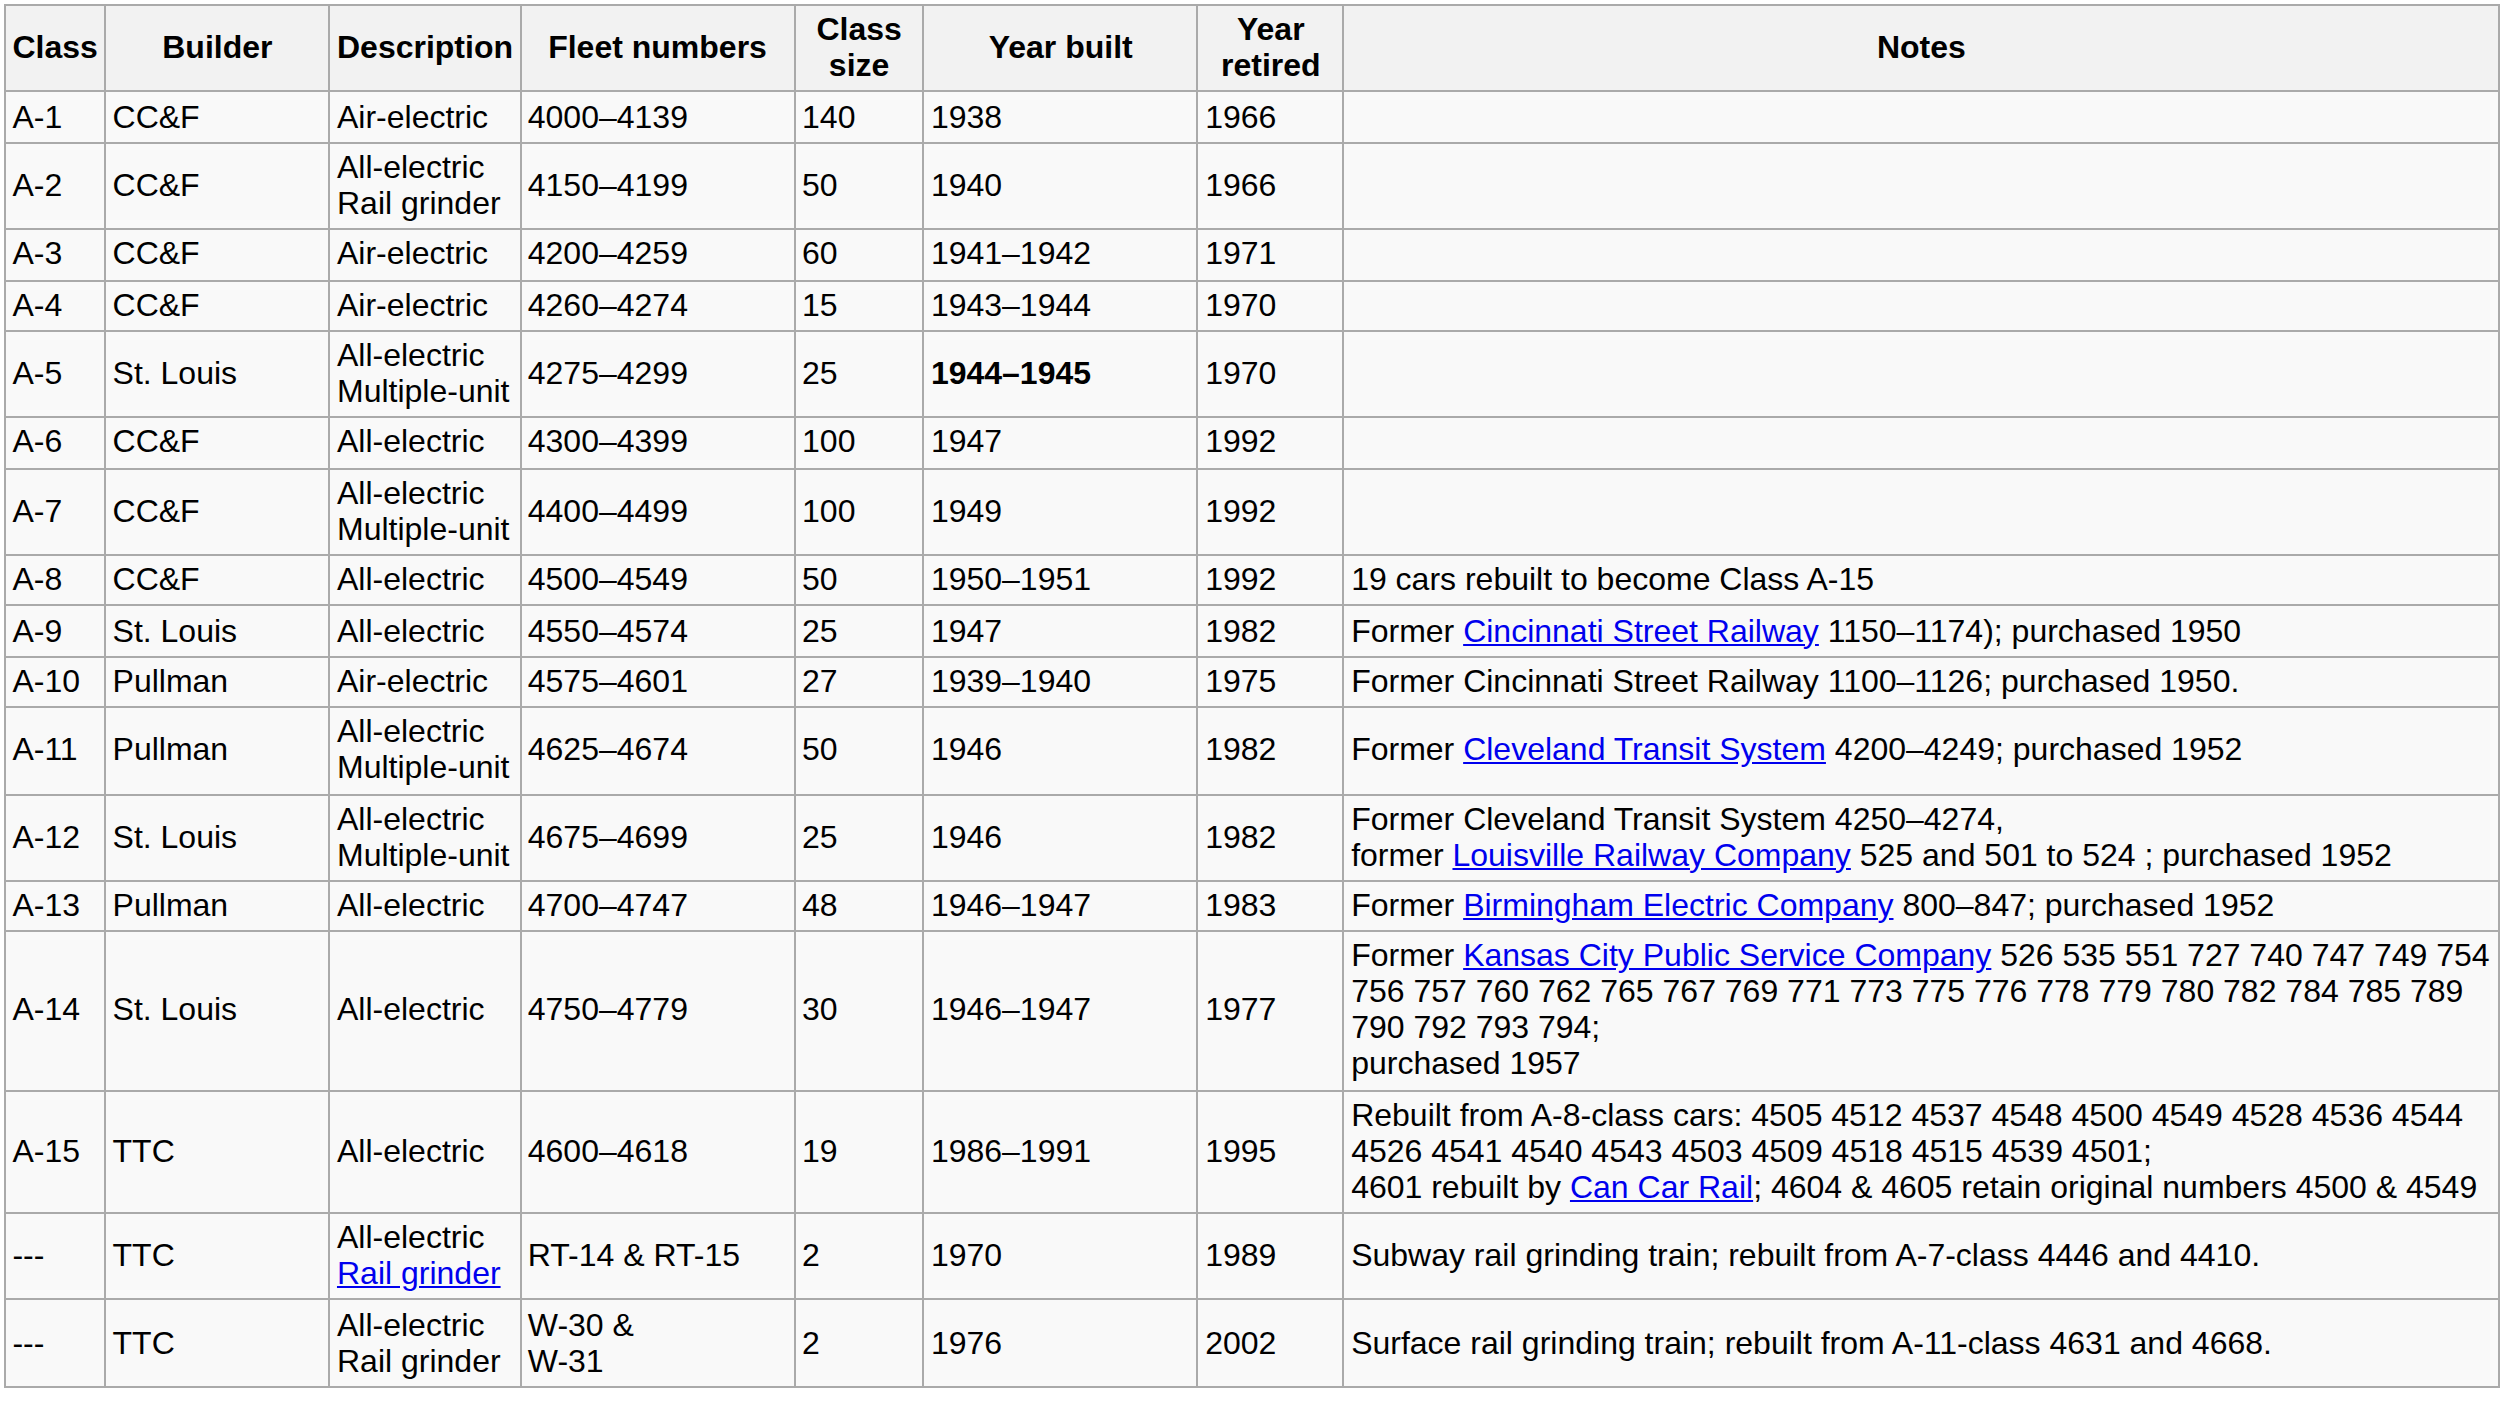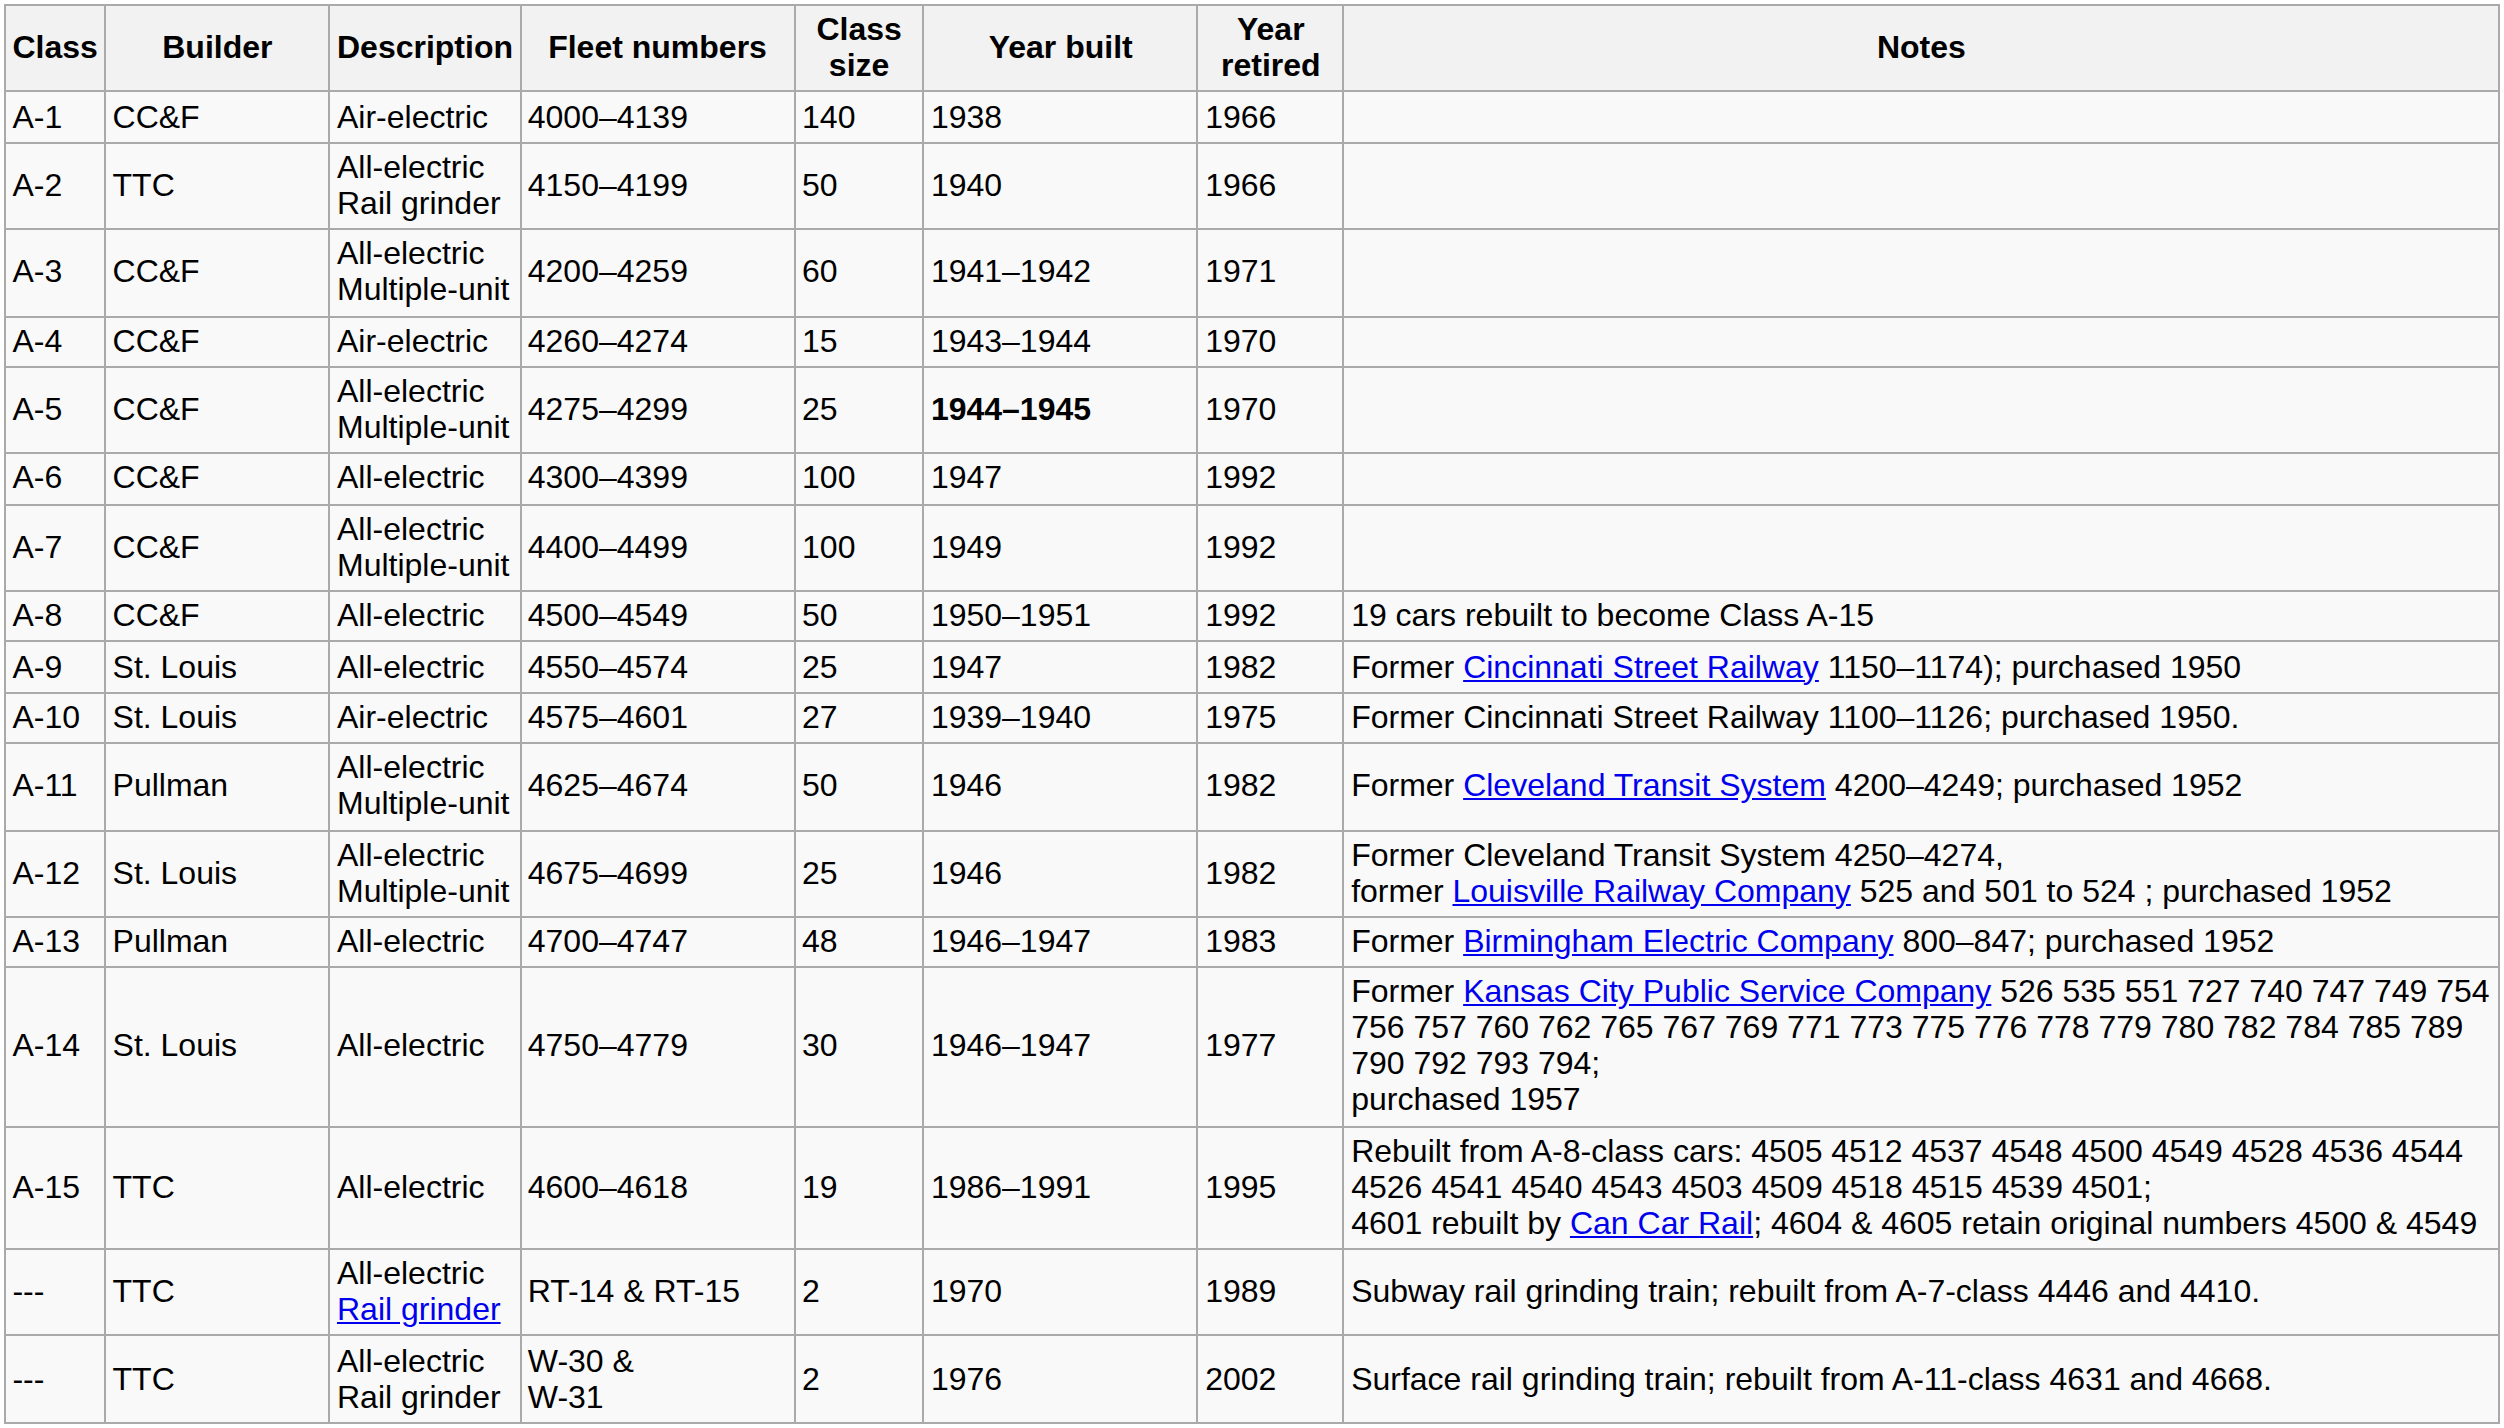(156, 185) CC&F -> (144, 185) TTC
(413, 254) Air-electric -> (423, 272) All-electric Multiple-unit
(175, 373) St. Louis -> (156, 409) CC&F
(170, 681) Pullman -> (175, 717) St. Louis
